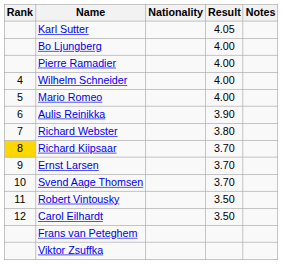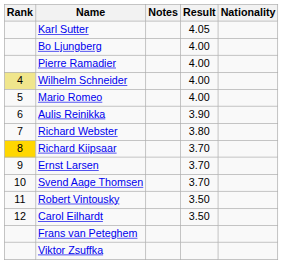columns swapped: (176, 13) <-> (261, 13)
(20, 81) no background -> (20, 81) khaki background
